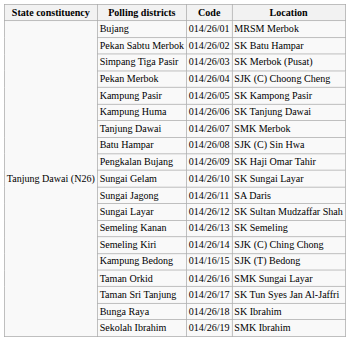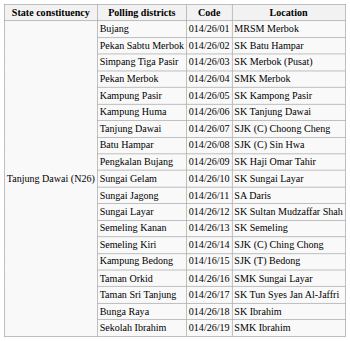(282, 78) SJK (C) Choong Cheng -> (262, 78) SMK Merbok
(262, 128) SMK Merbok -> (282, 128) SJK (C) Choong Cheng
